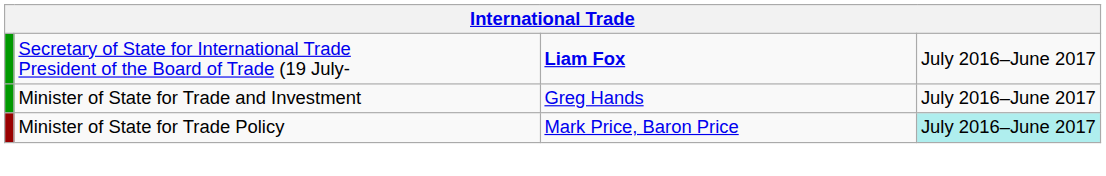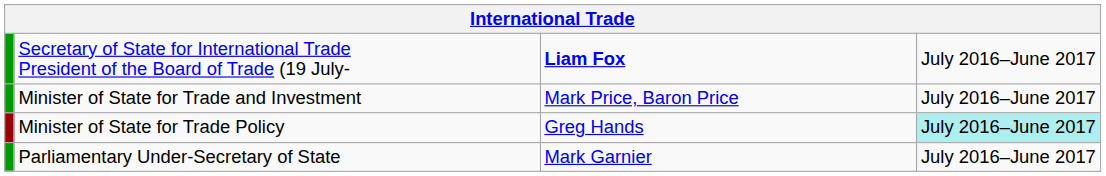(594, 98) Greg Hands -> (642, 98) Mark Price, Baron Price
(642, 127) Mark Price, Baron Price -> (594, 127) Greg Hands
+ row: (180, 156)
